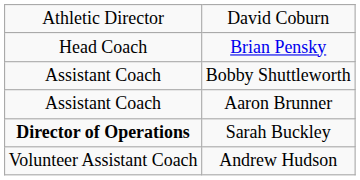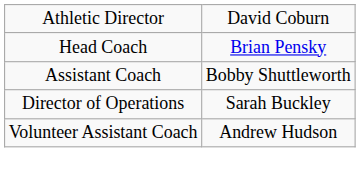- row: (278, 103)
(103, 132) bold -> (103, 103) normal
